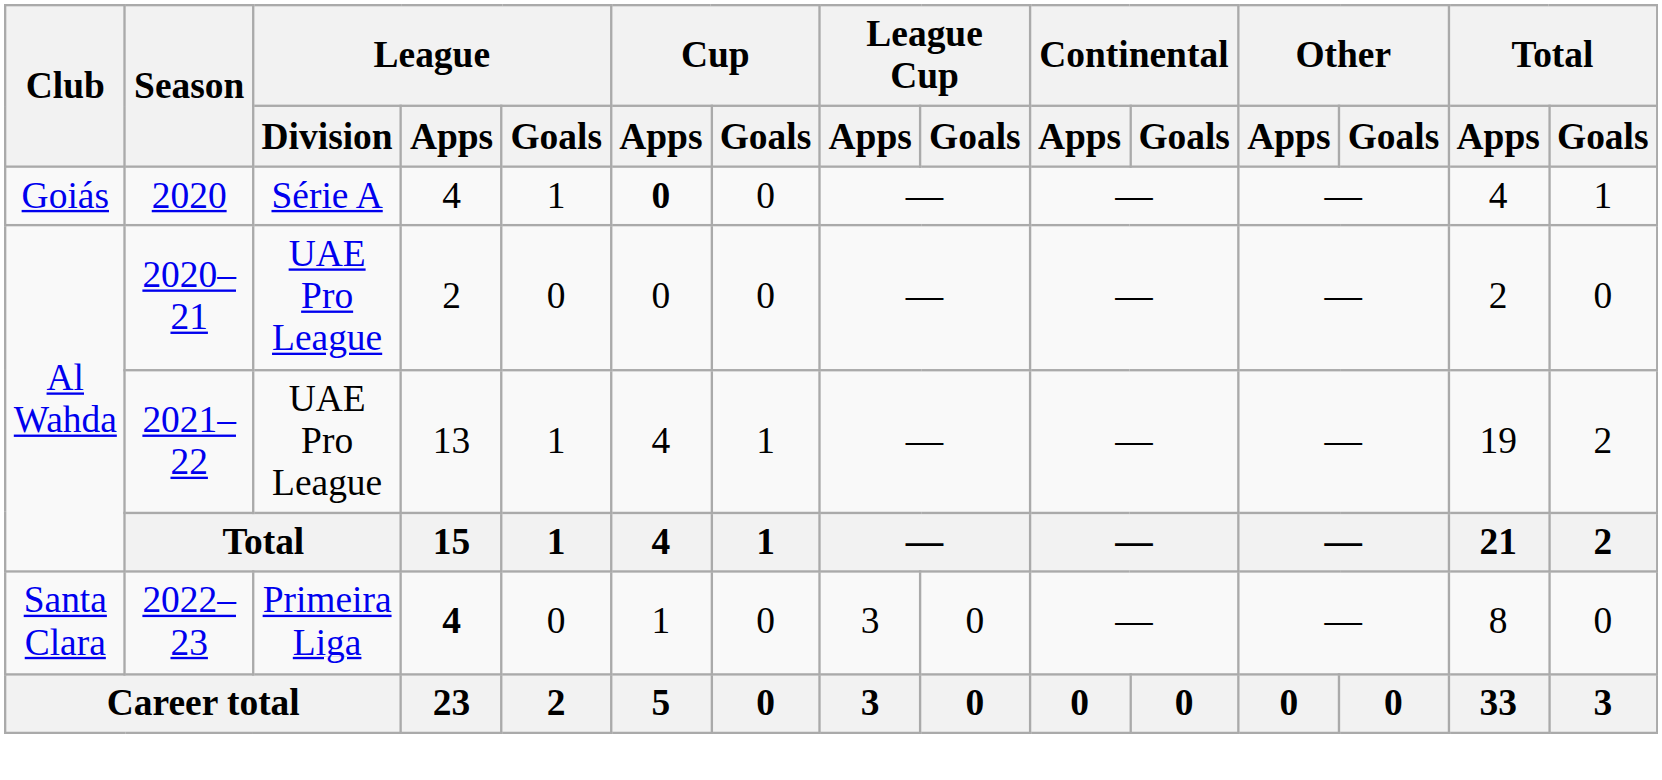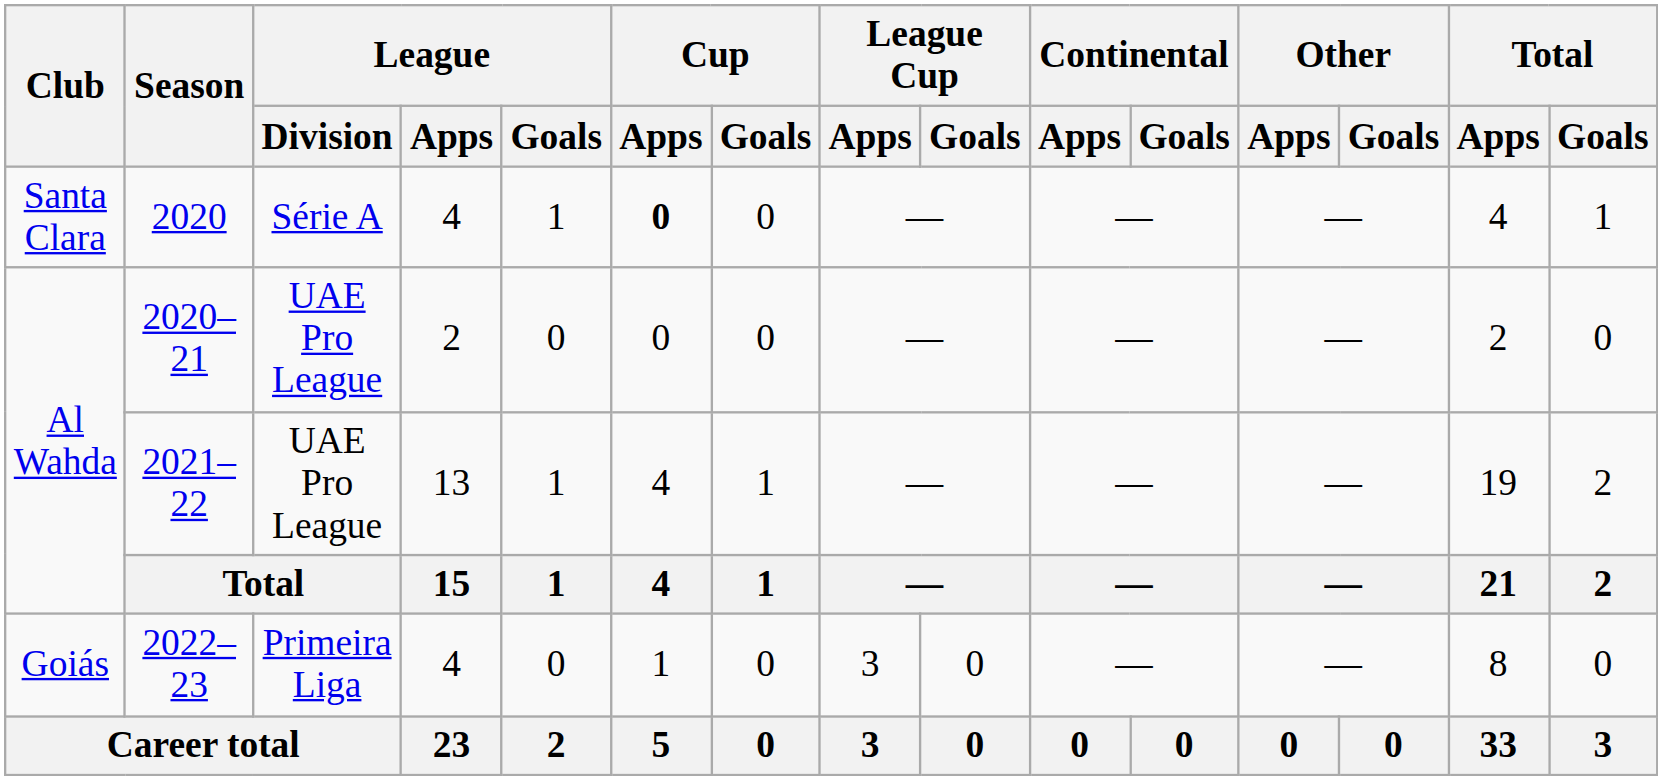(65, 195) Goiás -> (65, 216) Santa Clara
(65, 622) Santa Clara -> (65, 664) Goiás
(452, 622) bold -> (452, 664) normal
